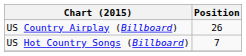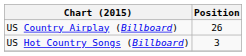(217, 43) 7 -> (217, 43) 3
